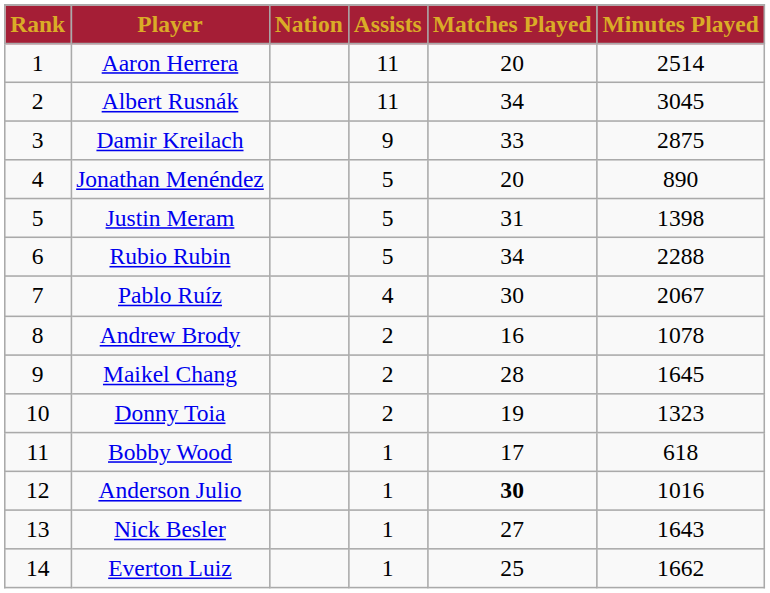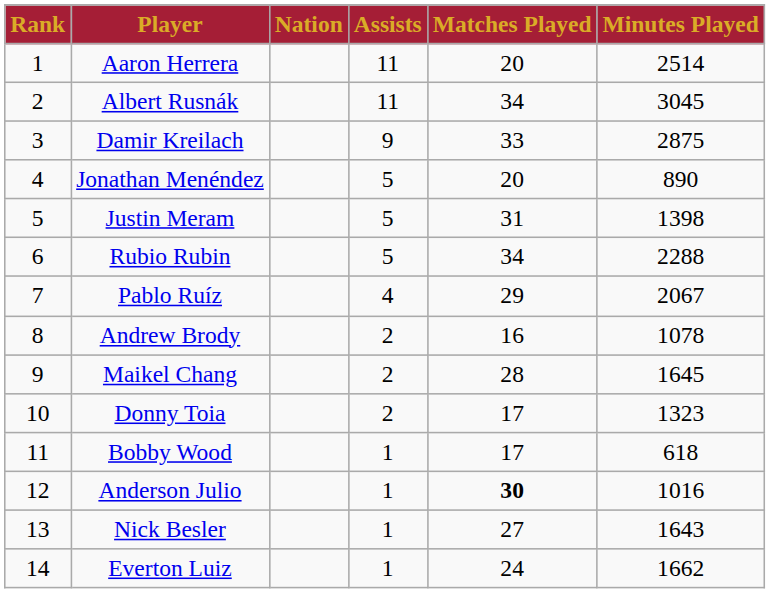(512, 296) 30 -> (512, 296) 29
(512, 412) 19 -> (512, 412) 17
(512, 567) 25 -> (512, 567) 24
